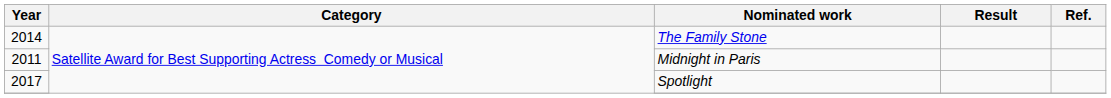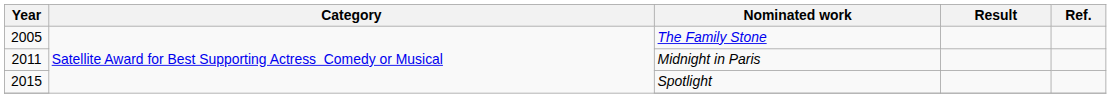(26, 37) 2014 -> (26, 37) 2005
(26, 81) 2017 -> (26, 81) 2015
